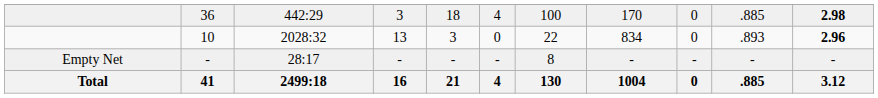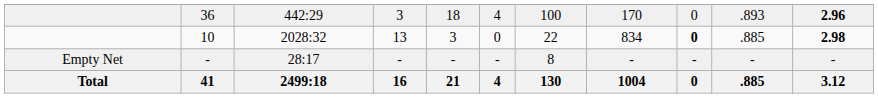(752, 15) .885 -> (752, 15) .893
(833, 15) 2.98 -> (833, 15) 2.96
(694, 37) normal -> (694, 37) bold
(752, 37) .893 -> (752, 37) .885
(833, 37) 2.96 -> (833, 37) 2.98
